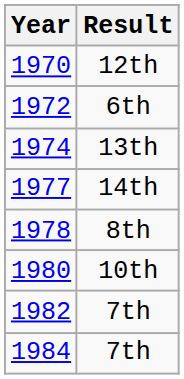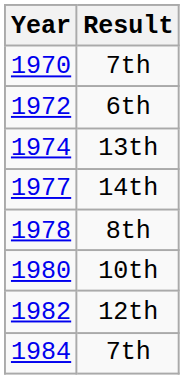(128, 66) 12th -> (128, 66) 7th
(128, 312) 7th -> (128, 312) 12th
